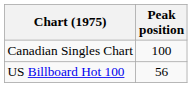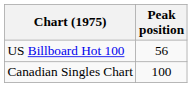rows swapped: (66, 72) <-> (70, 51)
